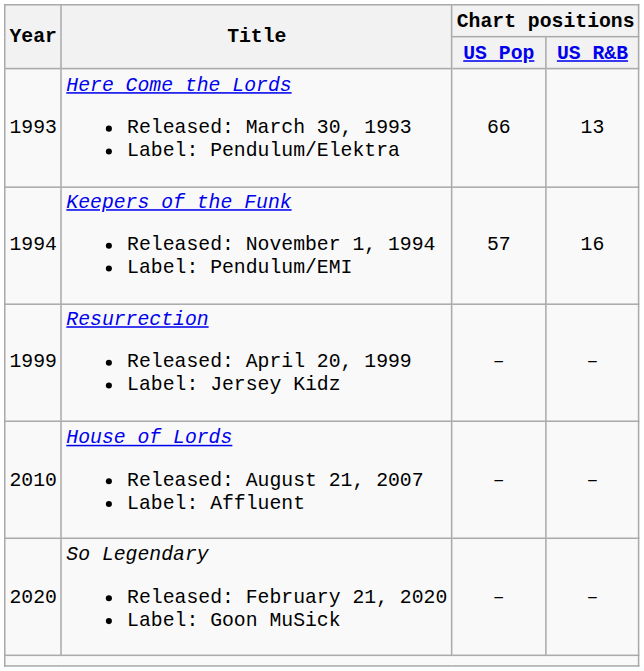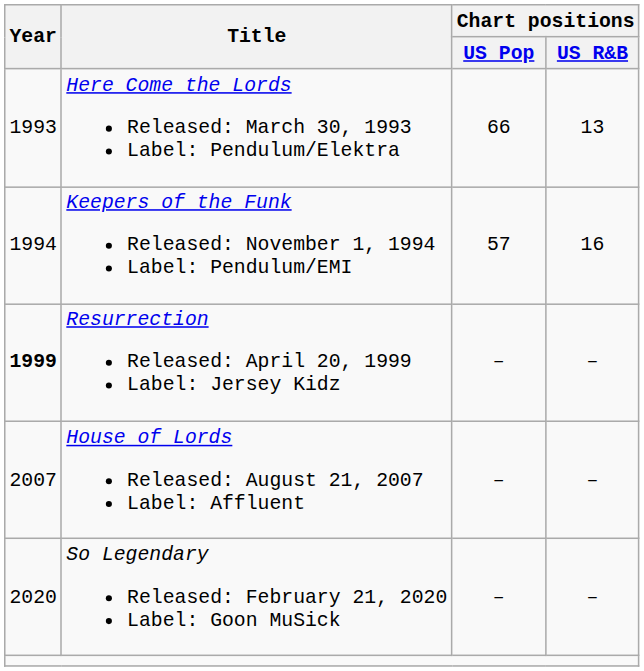(33, 362) normal -> (33, 362) bold
(33, 480) 2010 -> (33, 480) 2007
